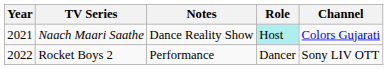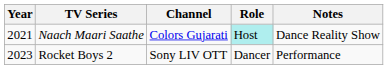columns swapped: (341, 14) <-> (202, 14)
(20, 54) 2022 -> (20, 54) 2023
